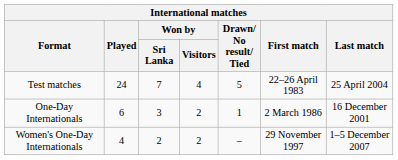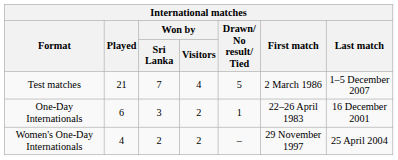(122, 85) 24 -> (122, 85) 21
(293, 85) 22–26 April 1983 -> (293, 85) 2 March 1986
(359, 85) 25 April 2004 -> (359, 85) 1–5 December 2007
(293, 113) 2 March 1986 -> (293, 113) 22–26 April 1983
(359, 140) 1–5 December 2007 -> (359, 140) 25 April 2004
